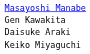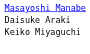- row: (35, 20)
